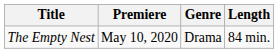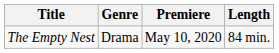columns swapped: (203, 15) <-> (139, 15)
